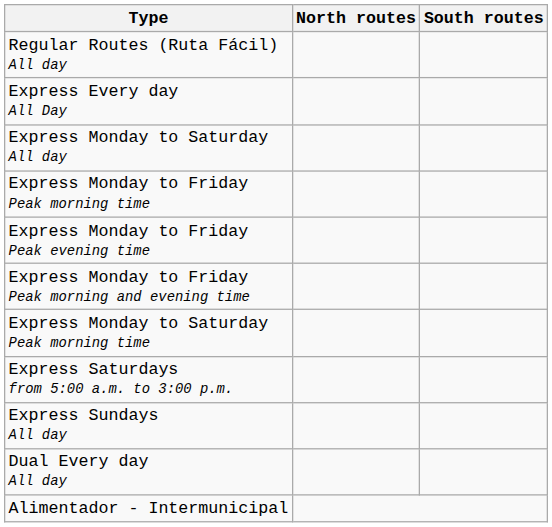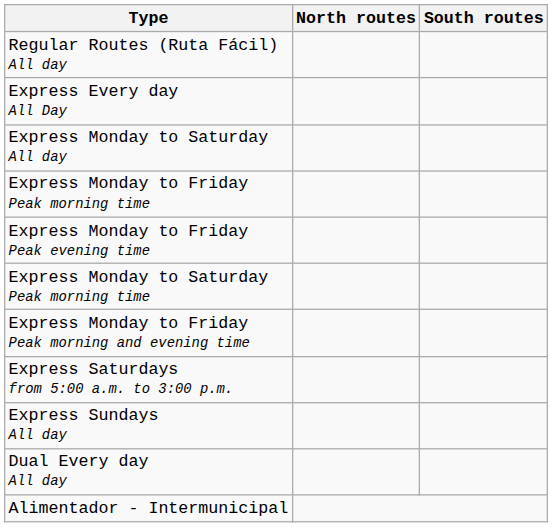rows swapped: (138, 332) <-> (129, 286)
